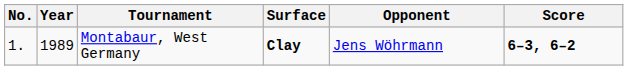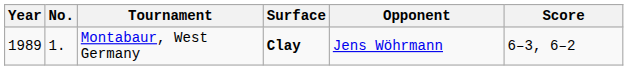columns swapped: (21, 15) <-> (57, 15)
(541, 46) bold -> (541, 46) normal
